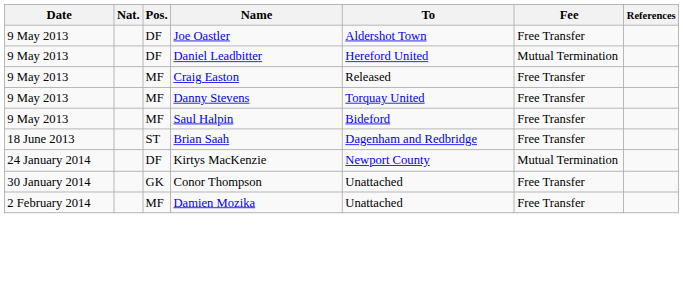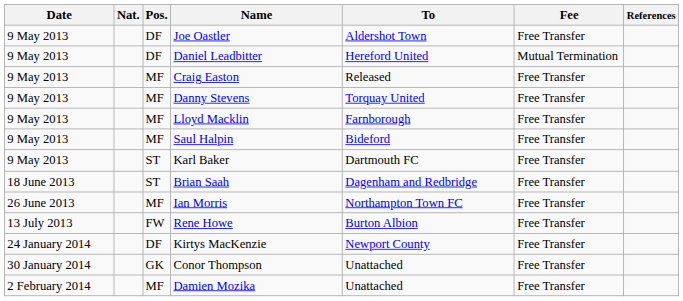+ row: (211, 119)
+ row: (201, 160)
+ row: (200, 202)
+ row: (203, 223)
(568, 160) Mutual Termination -> (551, 243) Free Transfer
